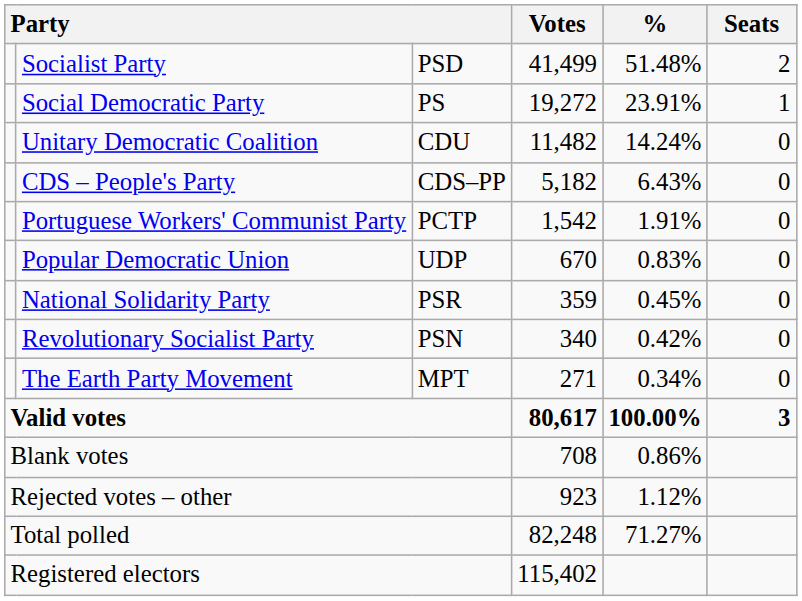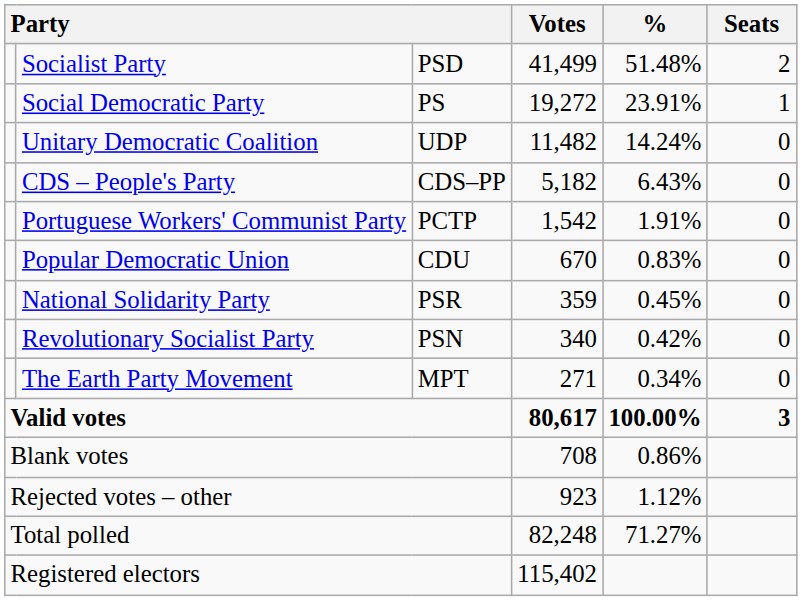(444, 142) CDU -> (442, 142) UDP
(442, 260) UDP -> (444, 260) CDU
